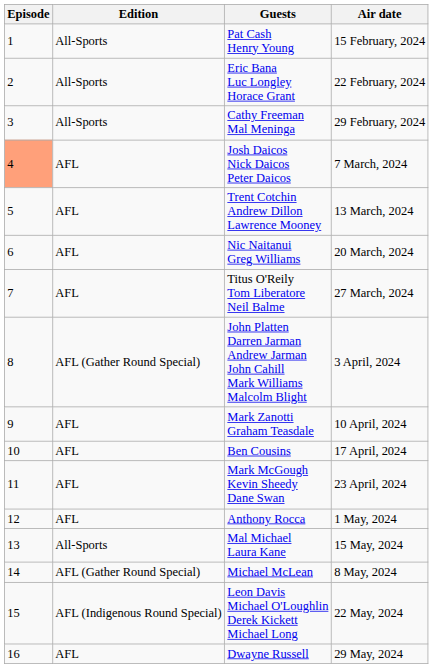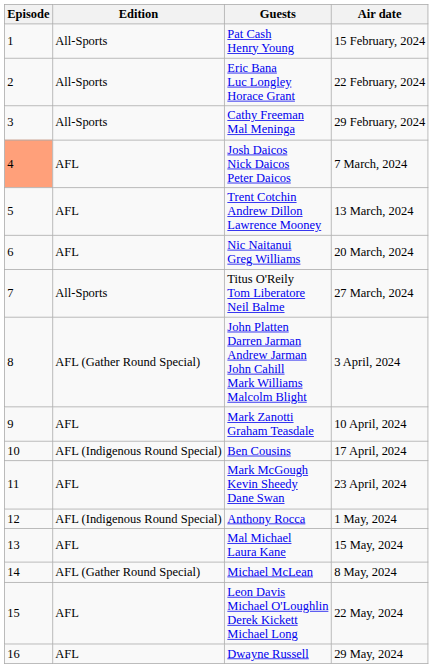(67, 293) AFL -> (81, 293) All-Sports
(67, 451) AFL -> (138, 451) AFL (Indigenous Round Special)
(67, 518) AFL -> (138, 518) AFL (Indigenous Round Special)
(81, 545) All-Sports -> (67, 545) AFL
(138, 613) AFL (Indigenous Round Special) -> (67, 613) AFL
